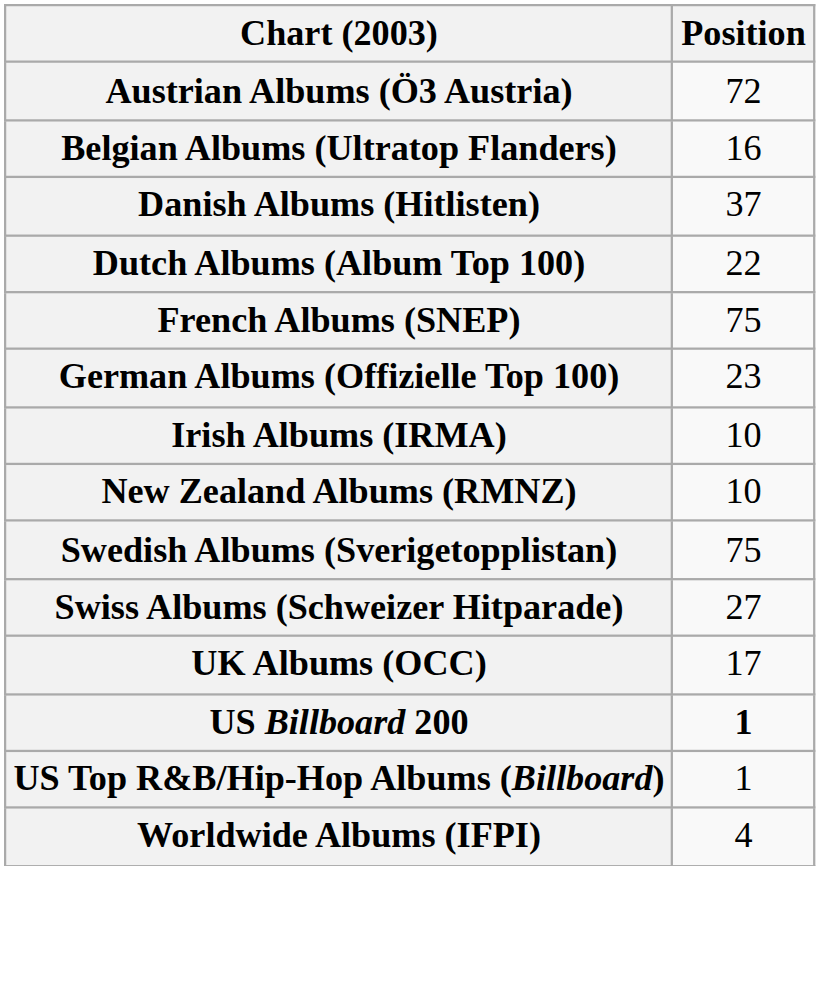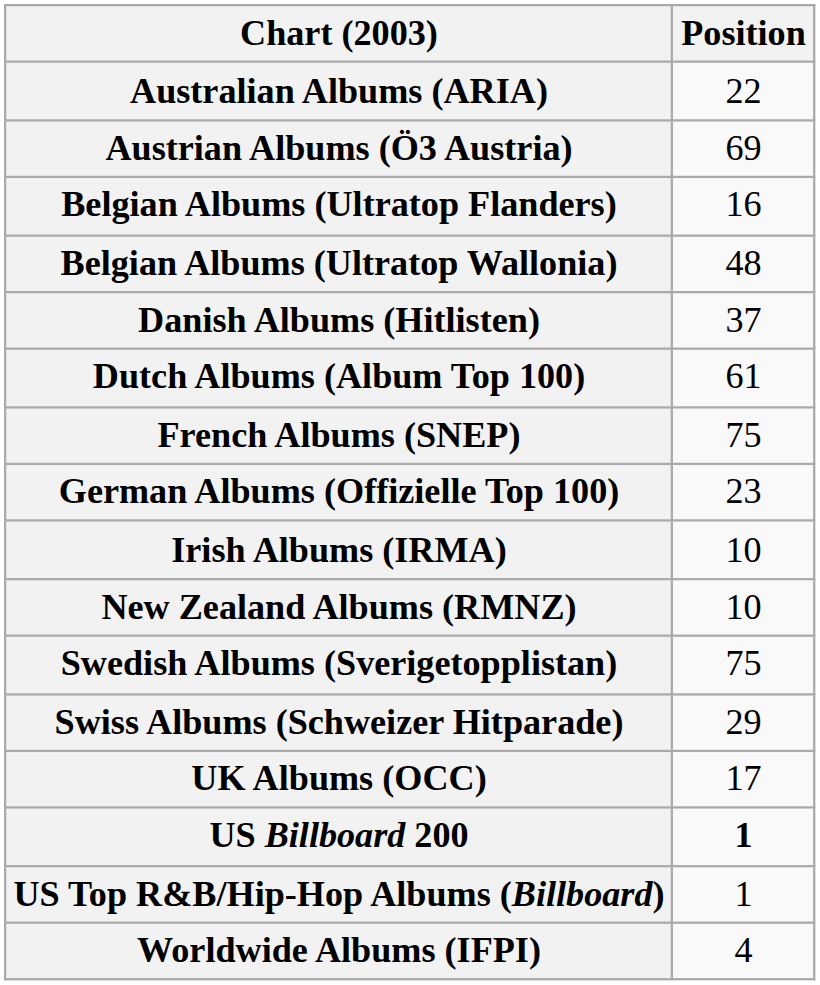+ row: (339, 90)
(744, 90) 72 -> (744, 147) 69
+ row: (339, 262)
(744, 262) 22 -> (744, 377) 61
(744, 606) 27 -> (744, 721) 29
